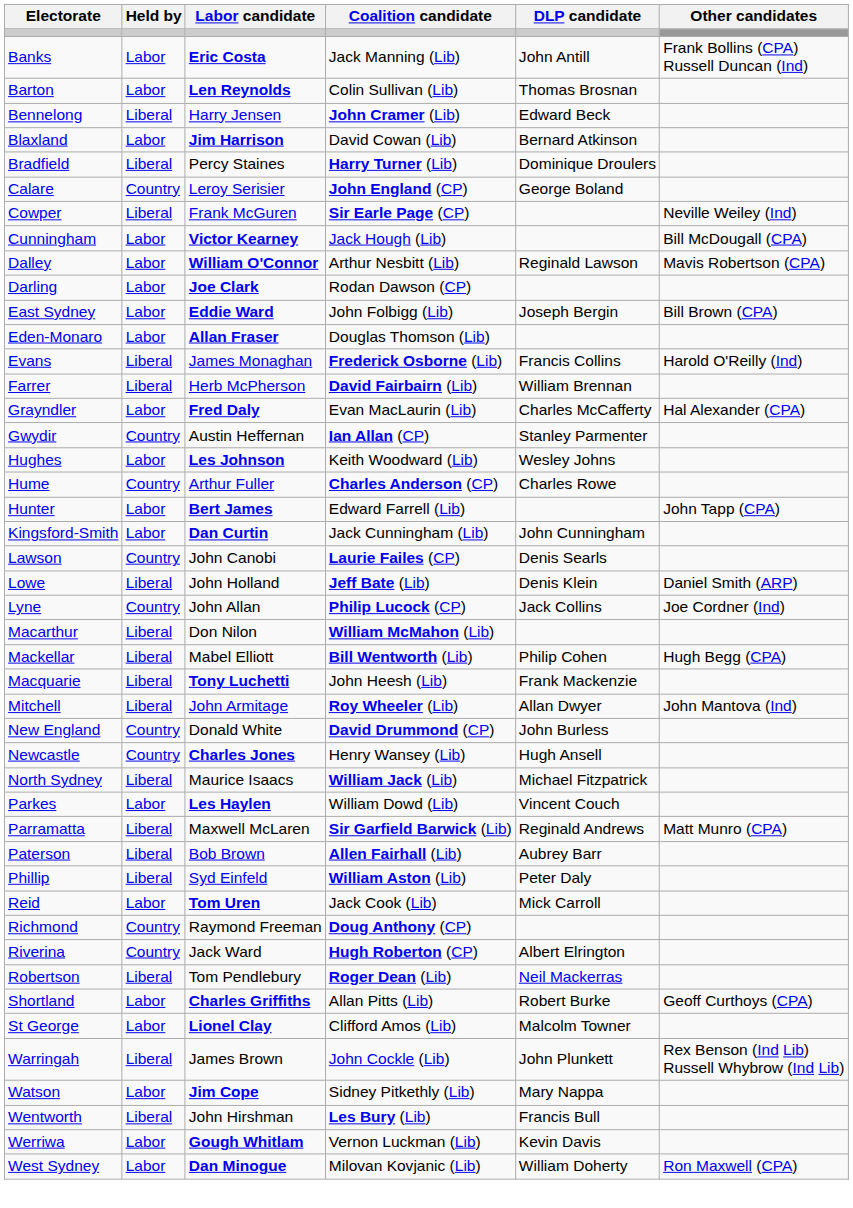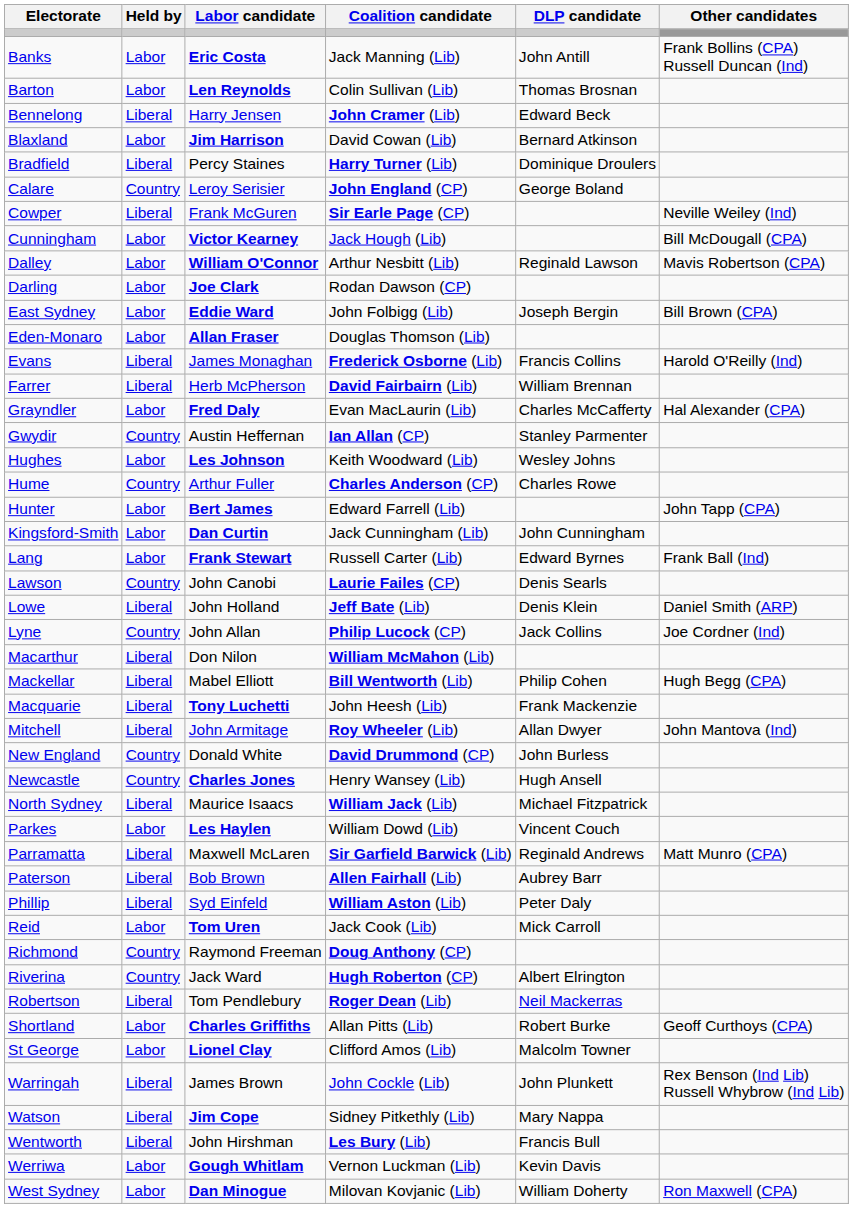+ row: (25, 558)
(145, 1092) Labor -> (149, 1117) Liberal
